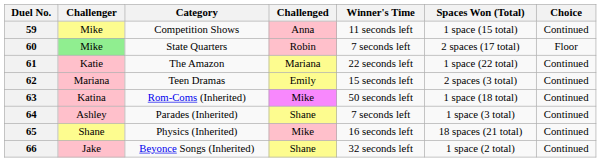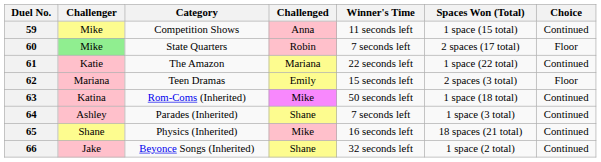(566, 81) Continued -> (566, 81) Floor
